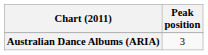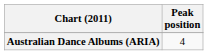(182, 41) 3 -> (182, 41) 4
